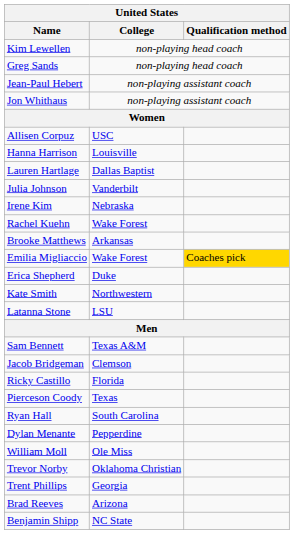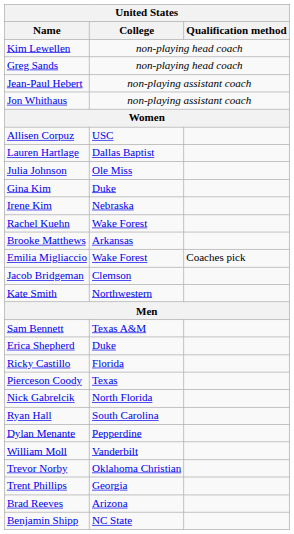- row: (42, 153)
(115, 188) Vanderbilt -> (112, 170) Ole Miss
+ row: (29, 188)
(216, 258) gold background -> (216, 258) no background
rows swapped: (41, 275) <-> (45, 363)
- row: (39, 310)
+ row: (41, 398)
(112, 450) Ole Miss -> (115, 450) Vanderbilt
